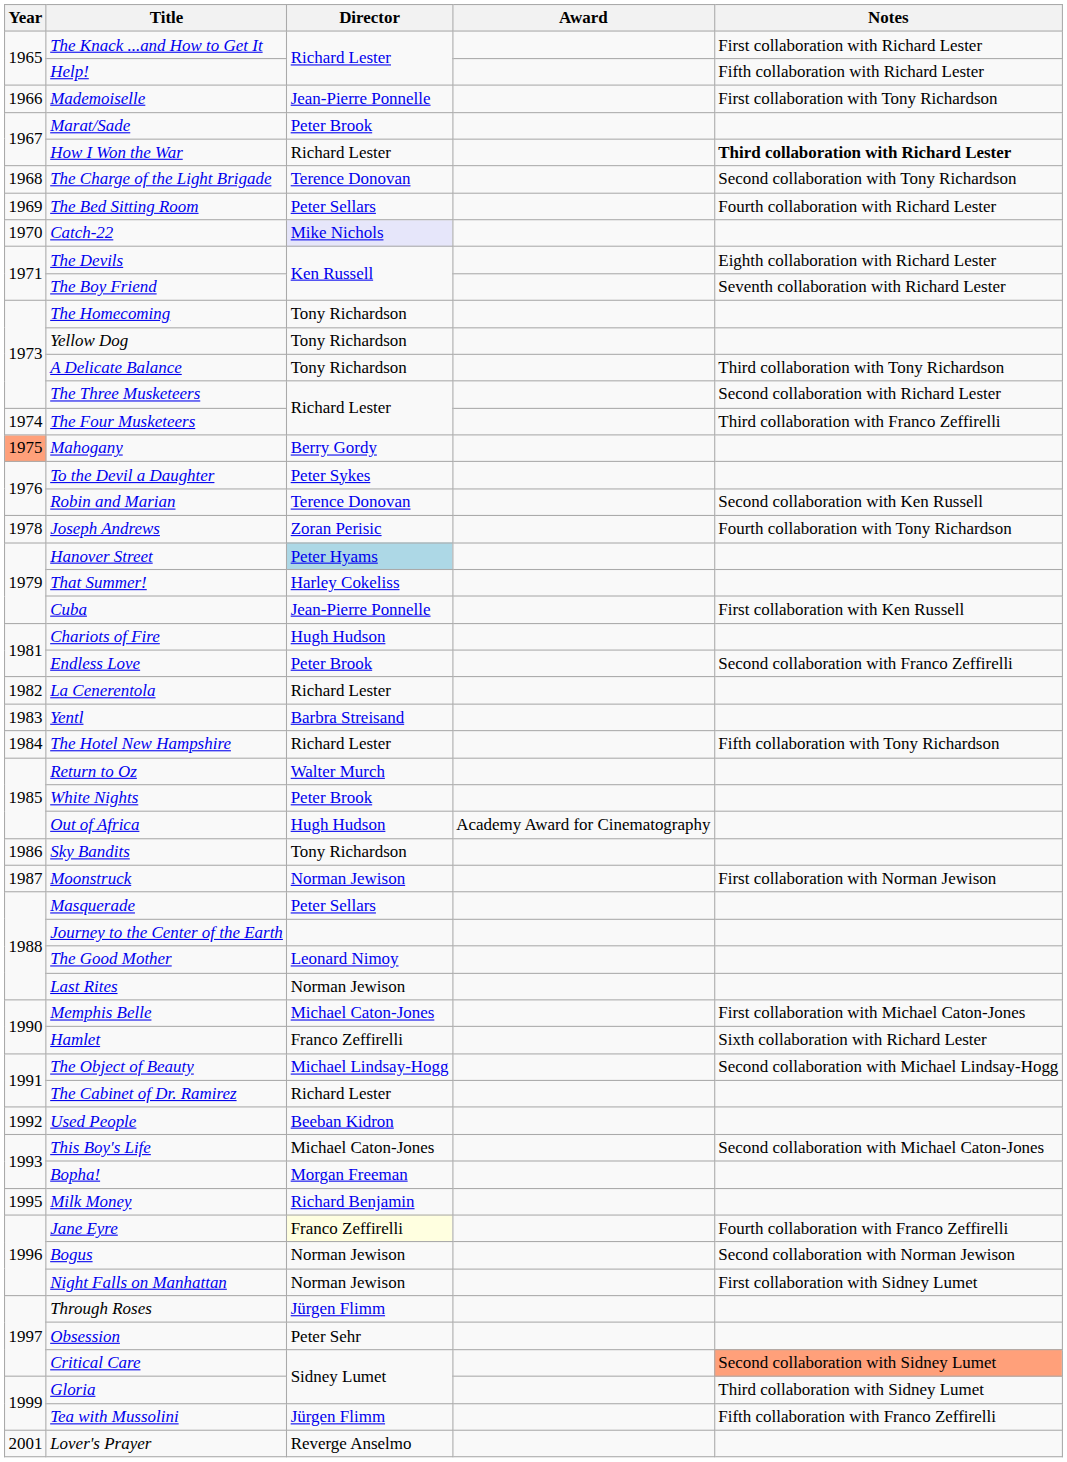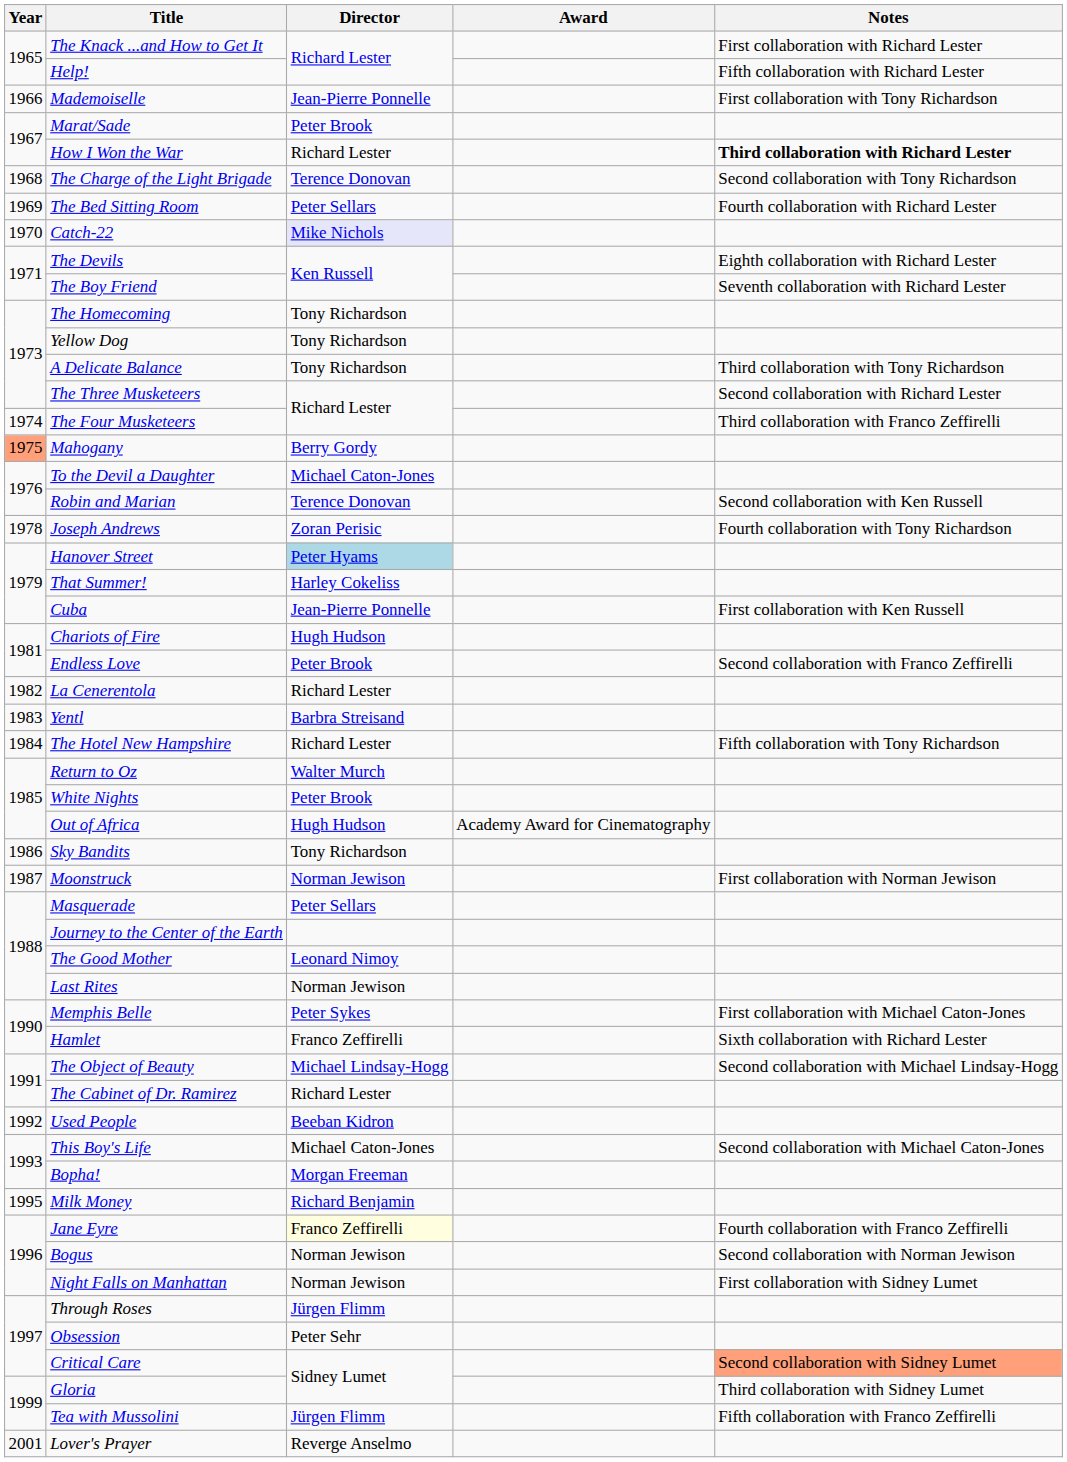(330, 475) Peter Sykes -> (363, 475) Michael Caton-Jones
(363, 1013) Michael Caton-Jones -> (330, 1013) Peter Sykes
